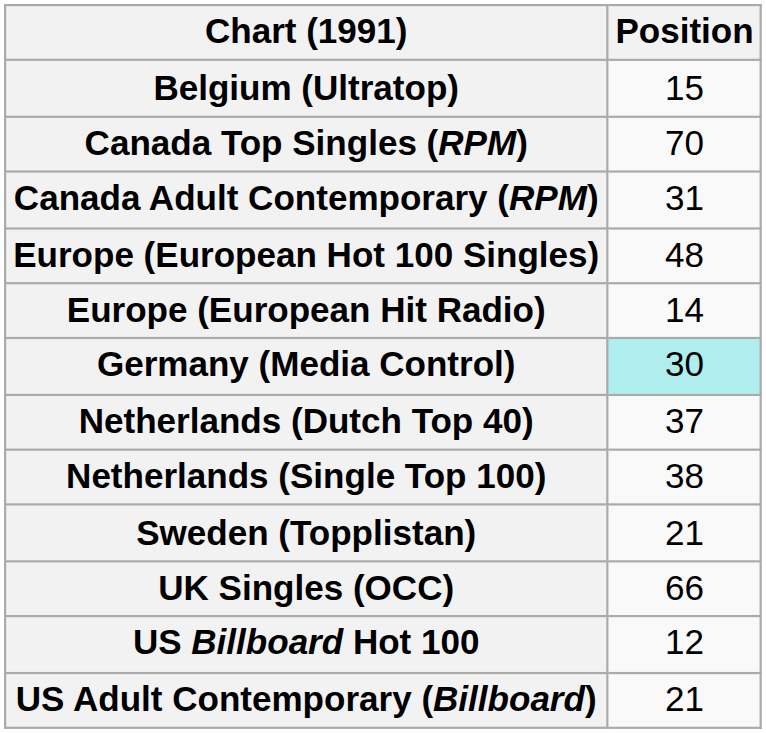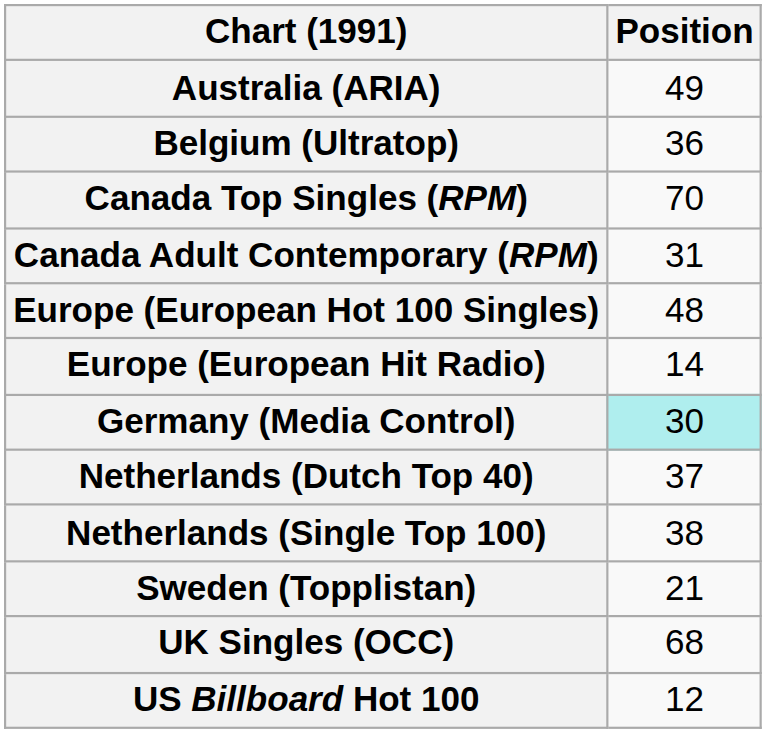+ row: (306, 87)
(684, 87) 15 -> (684, 143) 36
(684, 587) 66 -> (684, 643) 68
- row: (306, 699)
